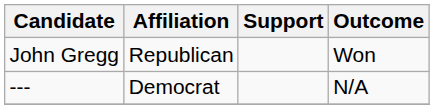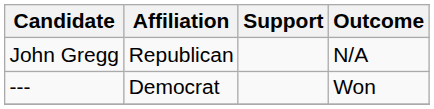(355, 54) Won -> (351, 54) N/A
(351, 87) N/A -> (355, 87) Won
